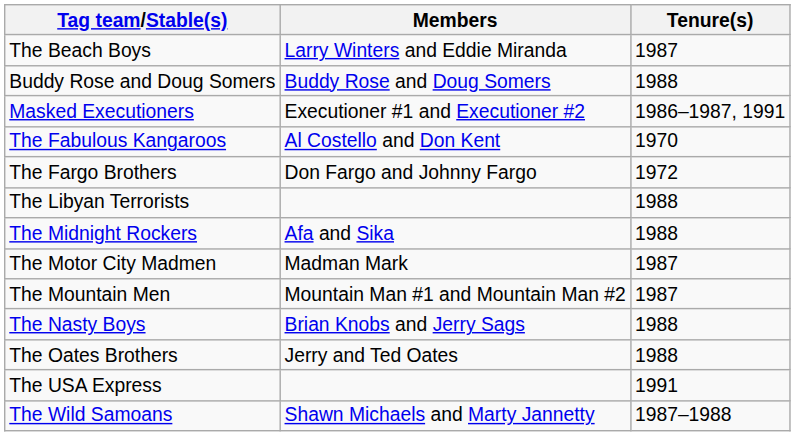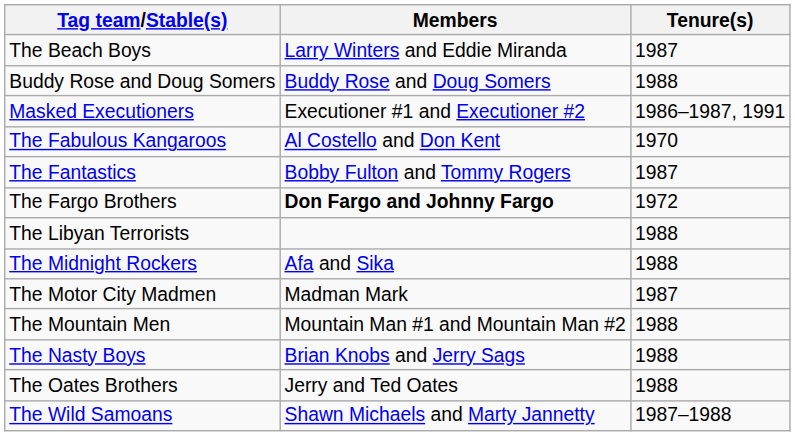+ row: (73, 172)
(411, 172) normal -> (419, 202) bold
(656, 293) 1987 -> (656, 324) 1988
- row: (85, 385)
